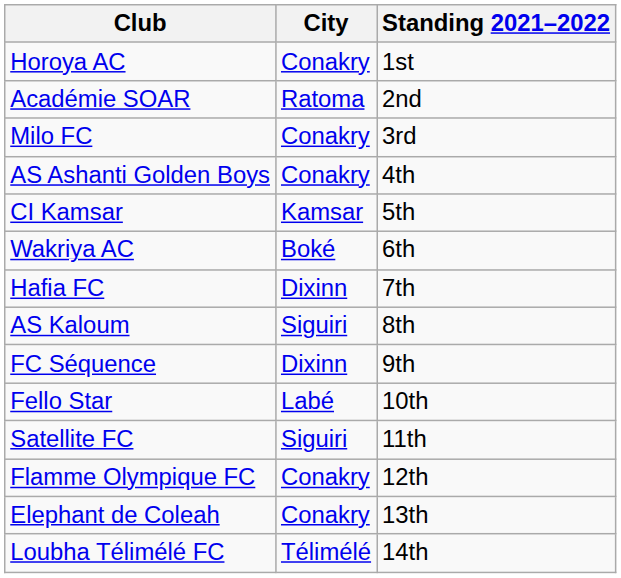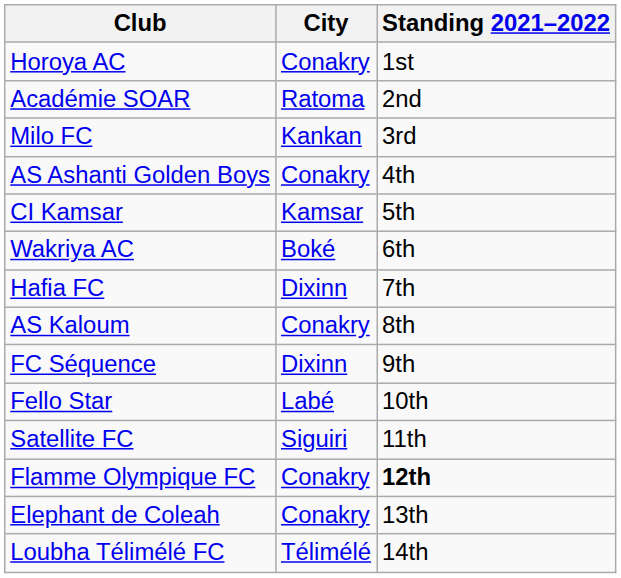(325, 136) Conakry -> (321, 136) Kankan
(314, 325) Siguiri -> (325, 325) Conakry
(405, 477) normal -> (407, 477) bold
